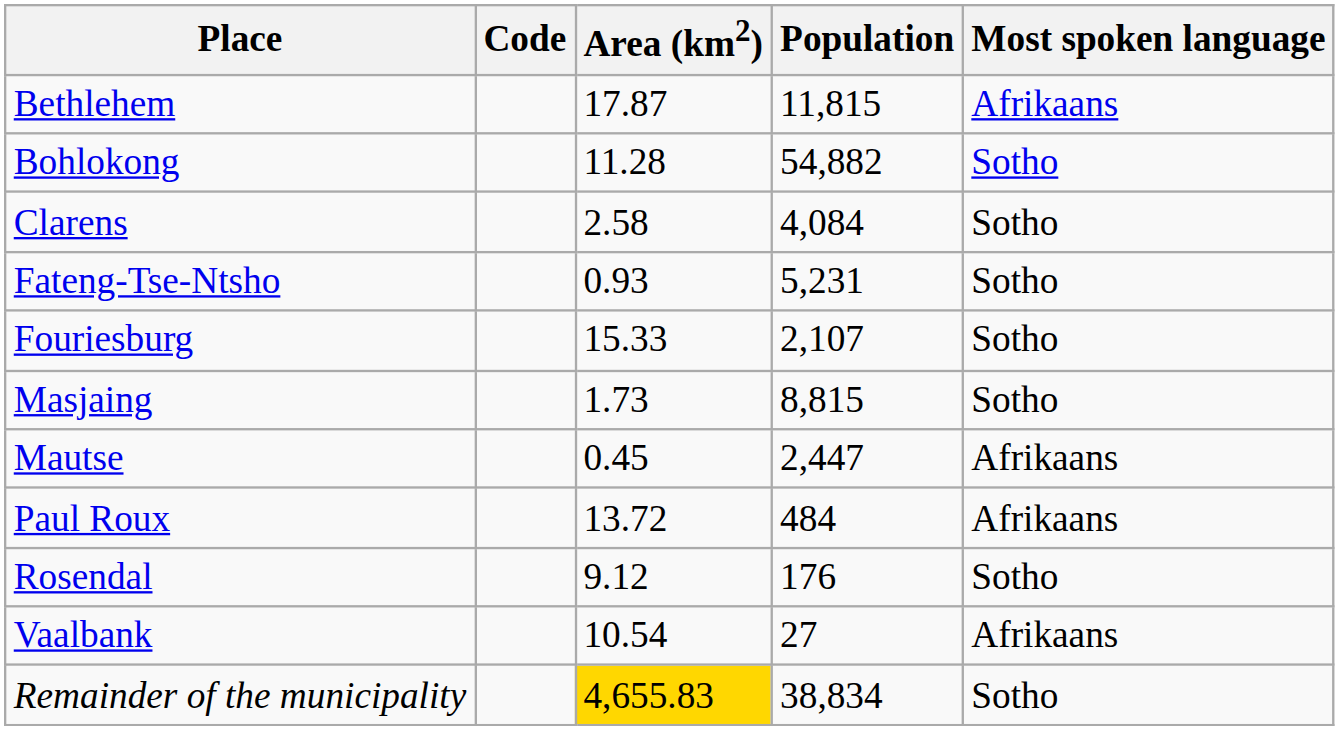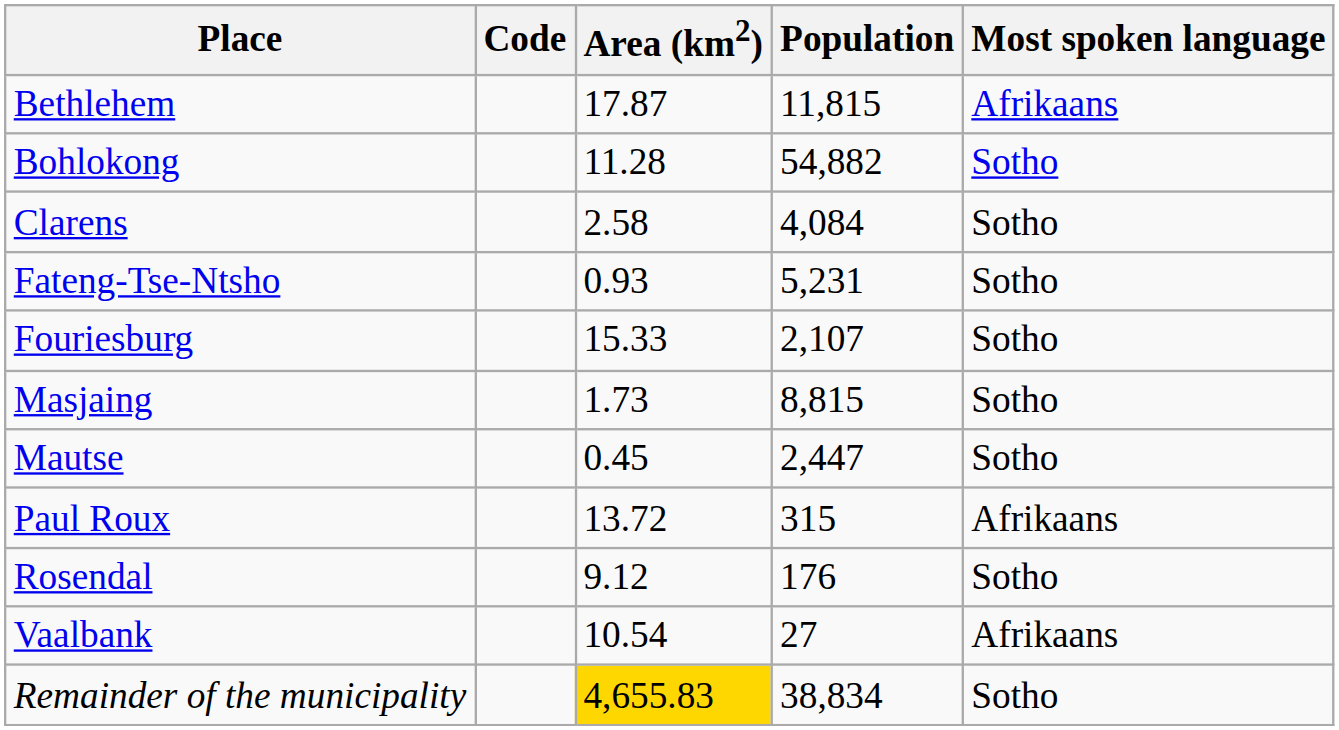(1045, 458) Afrikaans -> (1015, 458) Sotho
(808, 517) 484 -> (808, 517) 315
